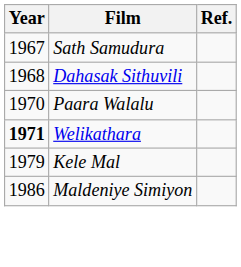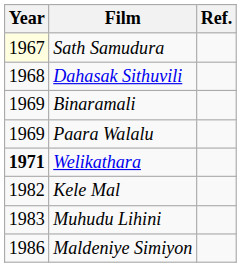(27, 47) no background -> (27, 47) lightyellow background
+ row: (94, 104)
(27, 104) 1970 -> (27, 133) 1969
(27, 162) 1979 -> (27, 190) 1982
+ row: (107, 219)
